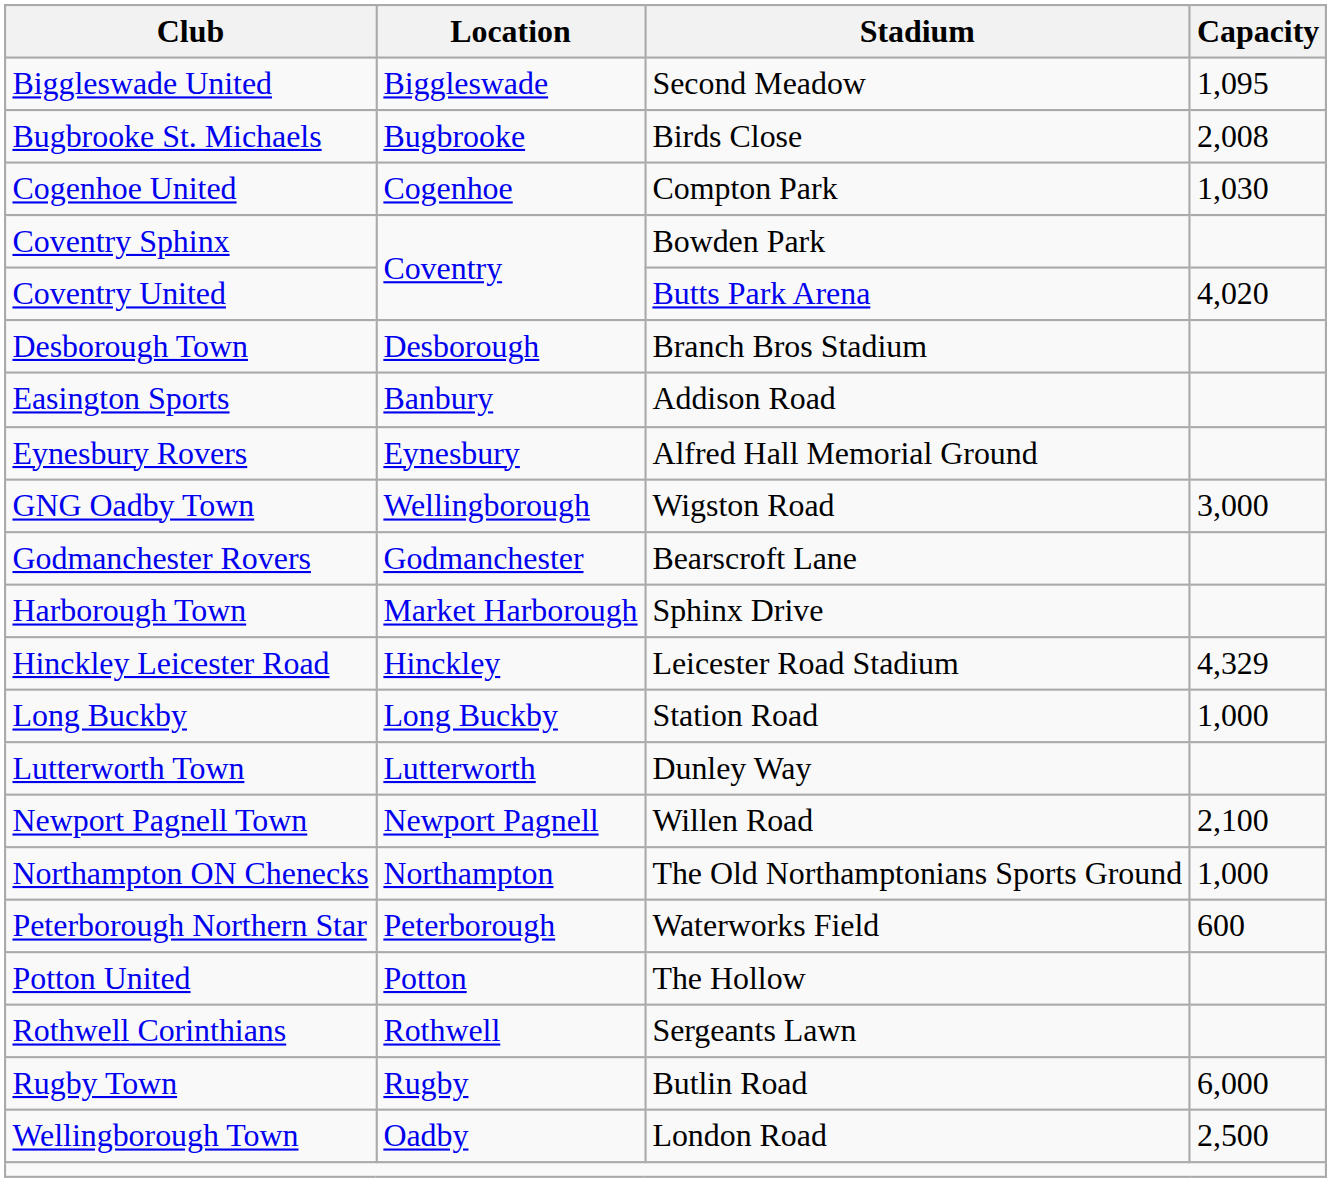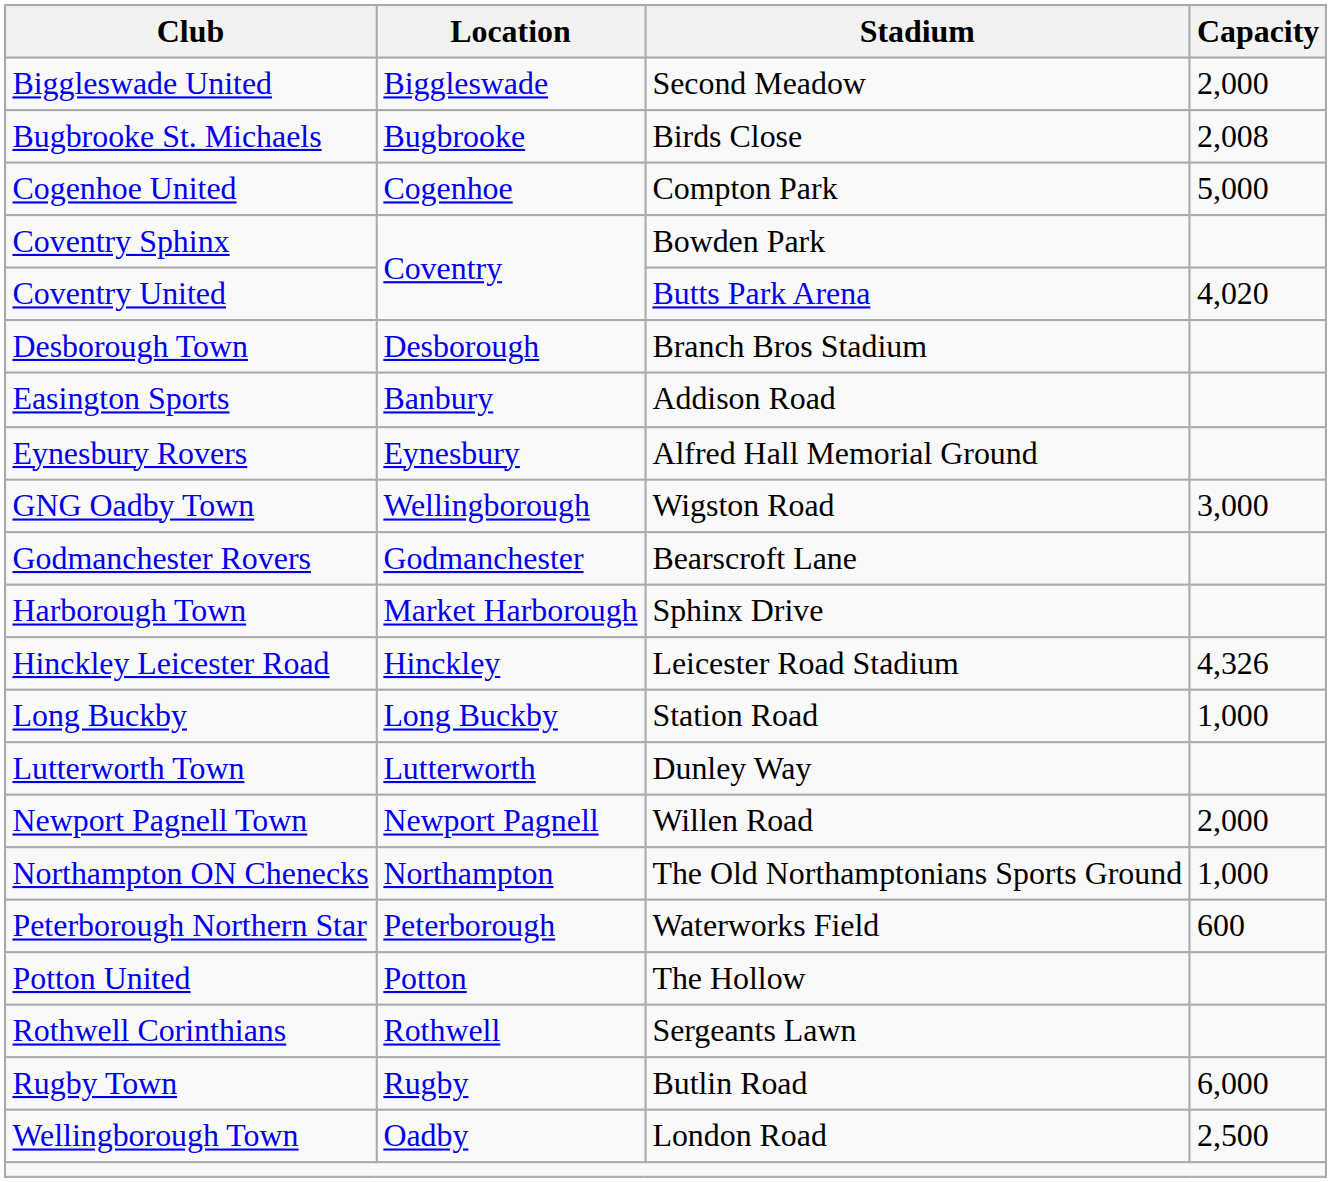(1233, 83) 1,095 -> (1233, 83) 2,000
(1233, 188) 1,030 -> (1233, 188) 5,000
(1233, 662) 4,329 -> (1233, 662) 4,326
(1233, 820) 2,100 -> (1233, 820) 2,000
